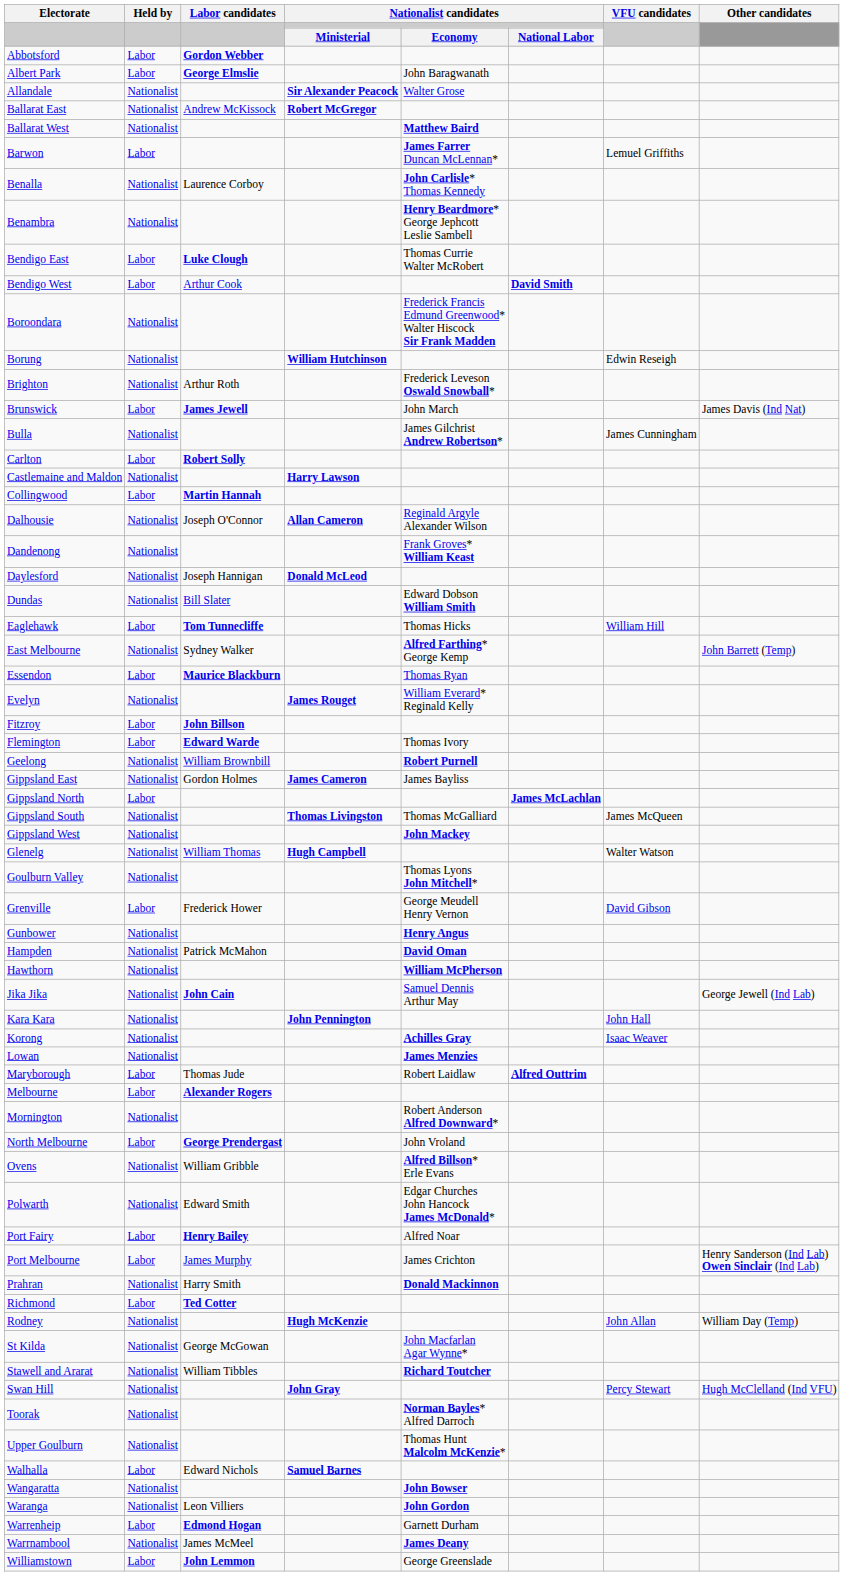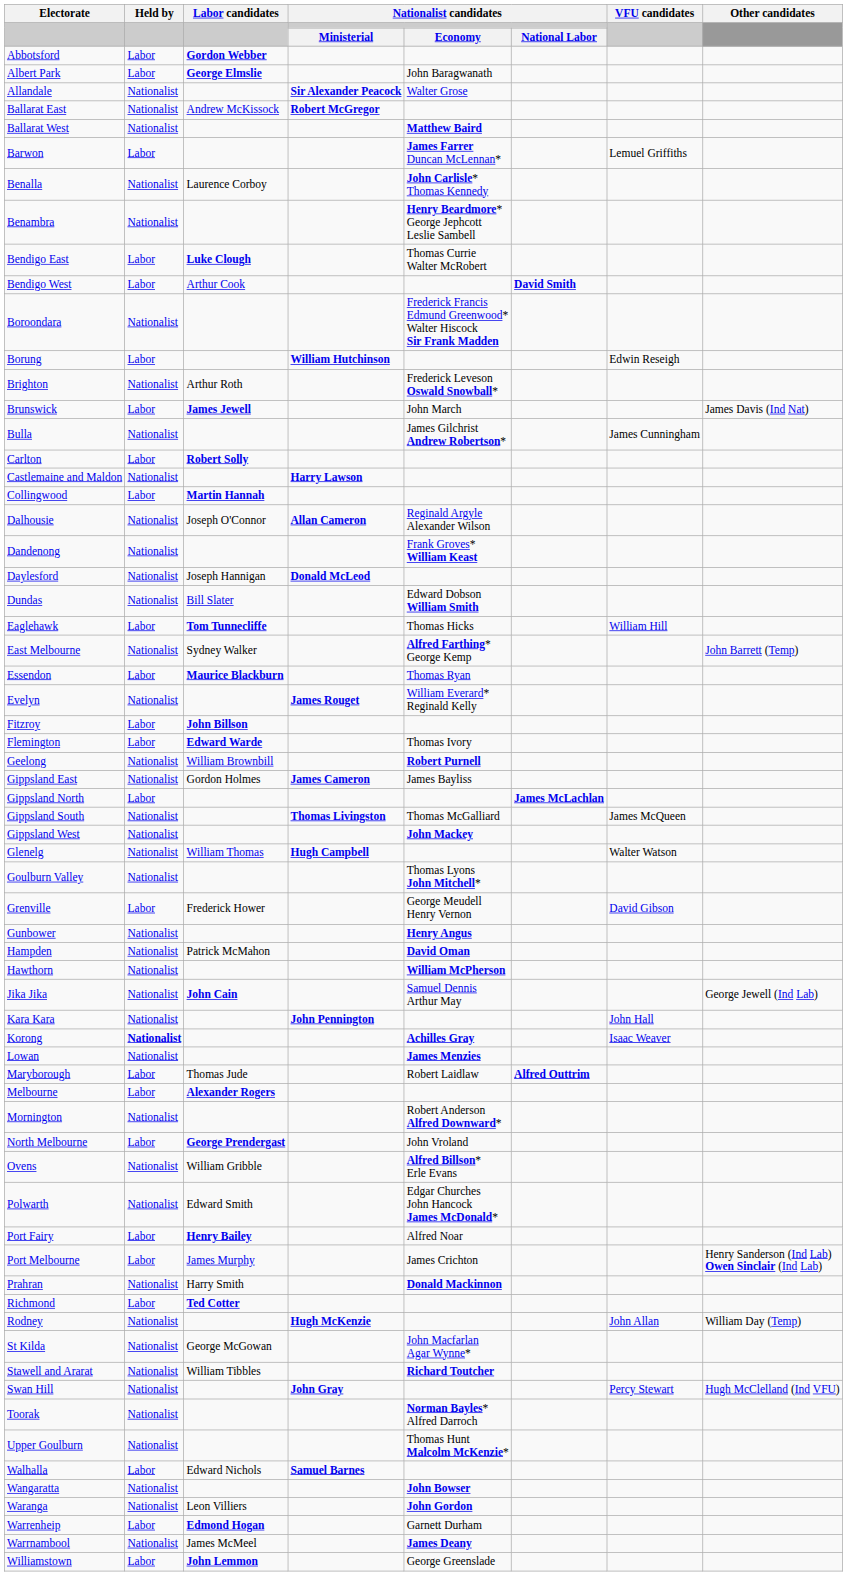(153, 360) Nationalist -> (141, 360) Labor
(153, 1037) normal -> (154, 1037) bold
